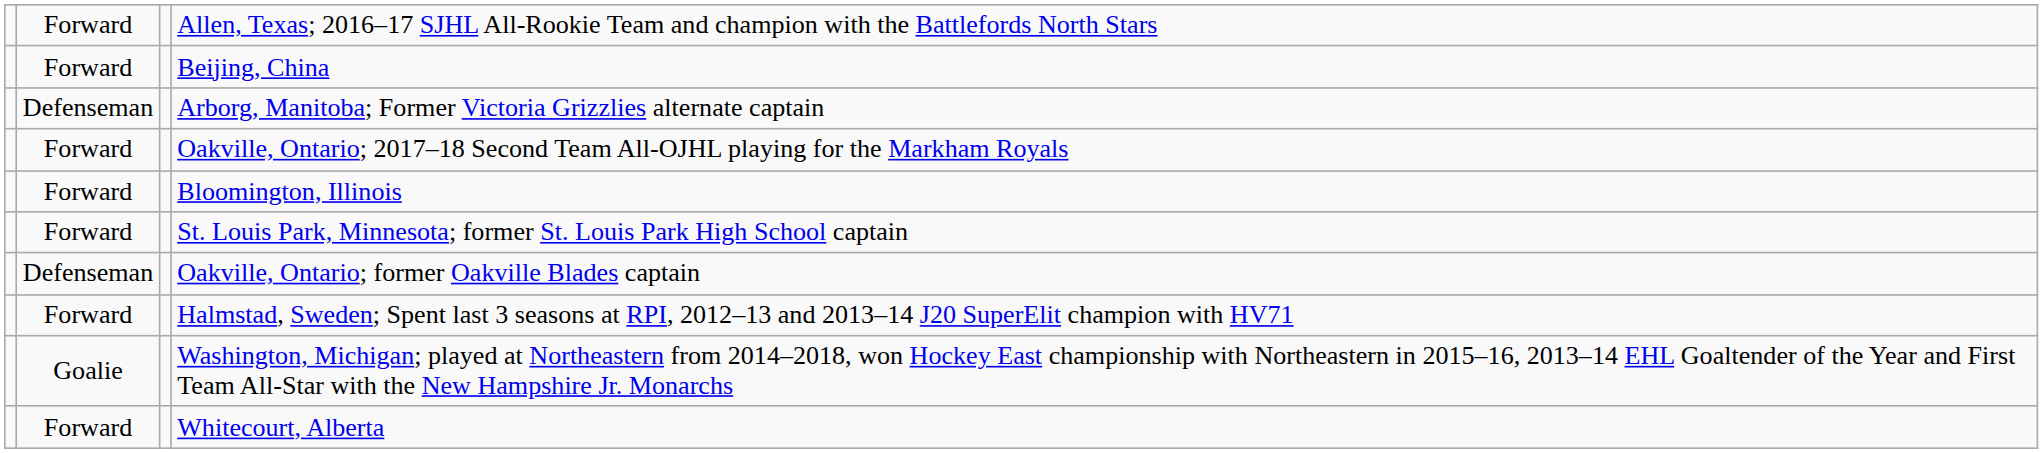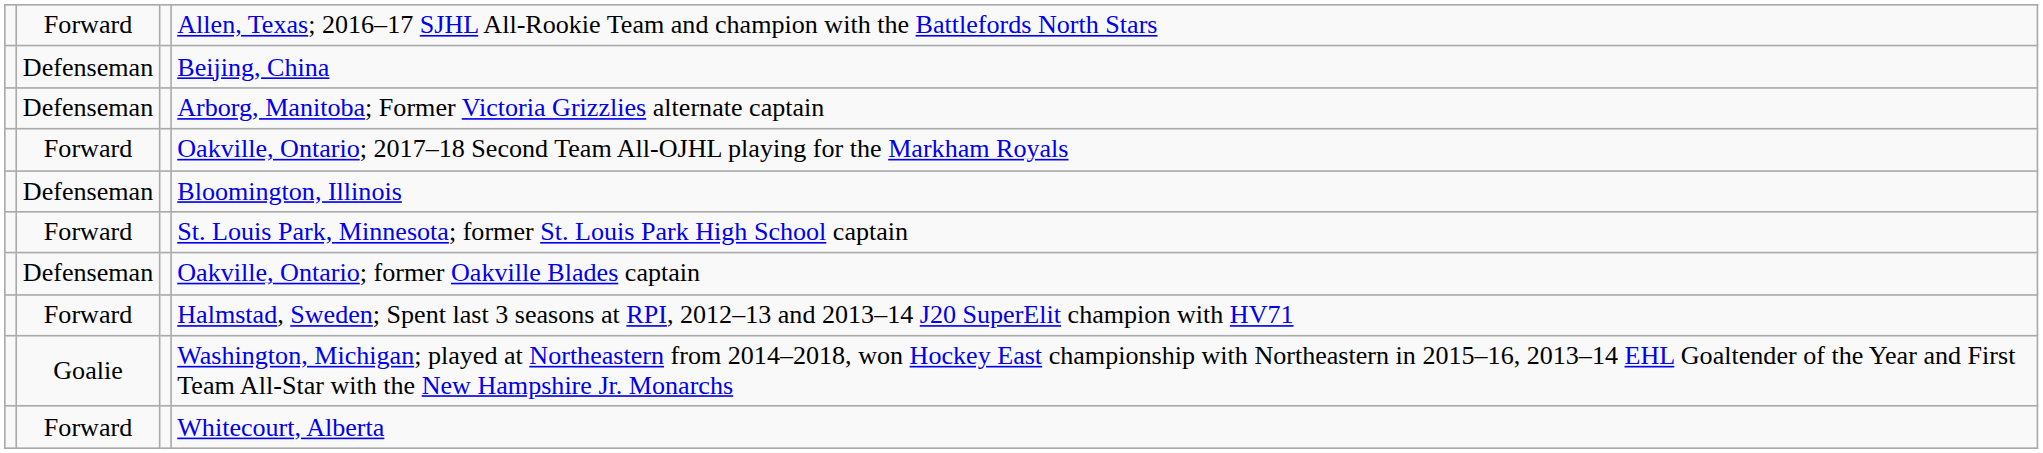(88, 66) Forward -> (88, 66) Defenseman
(88, 190) Forward -> (88, 190) Defenseman
